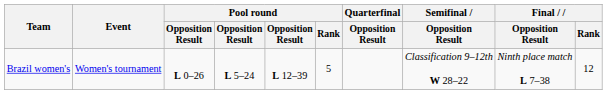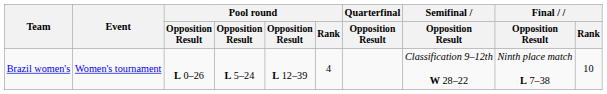(329, 69) 5 -> (329, 69) 4
(588, 69) 12 -> (588, 69) 10
